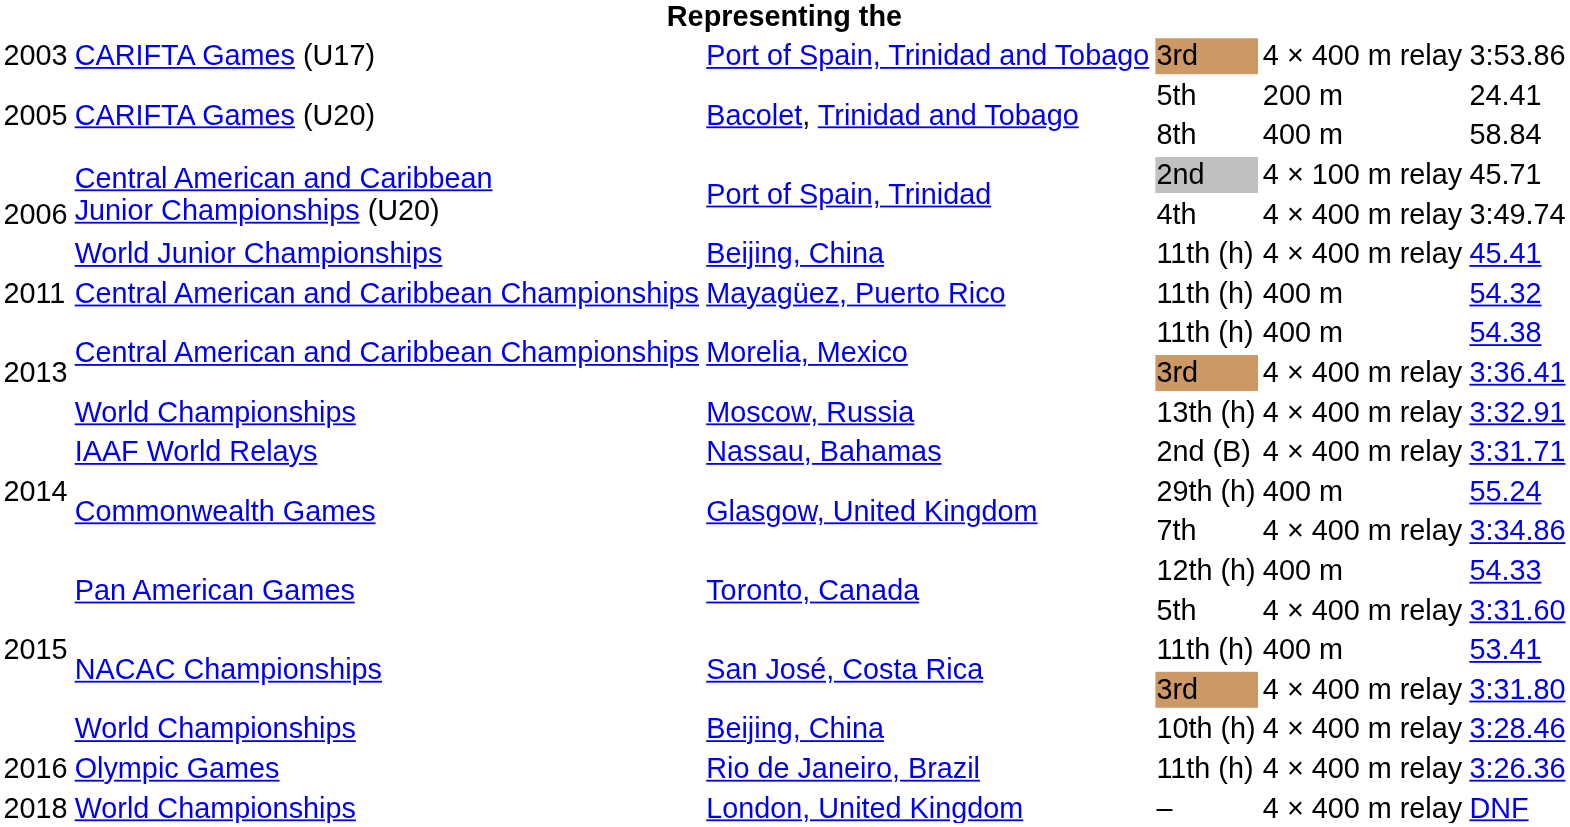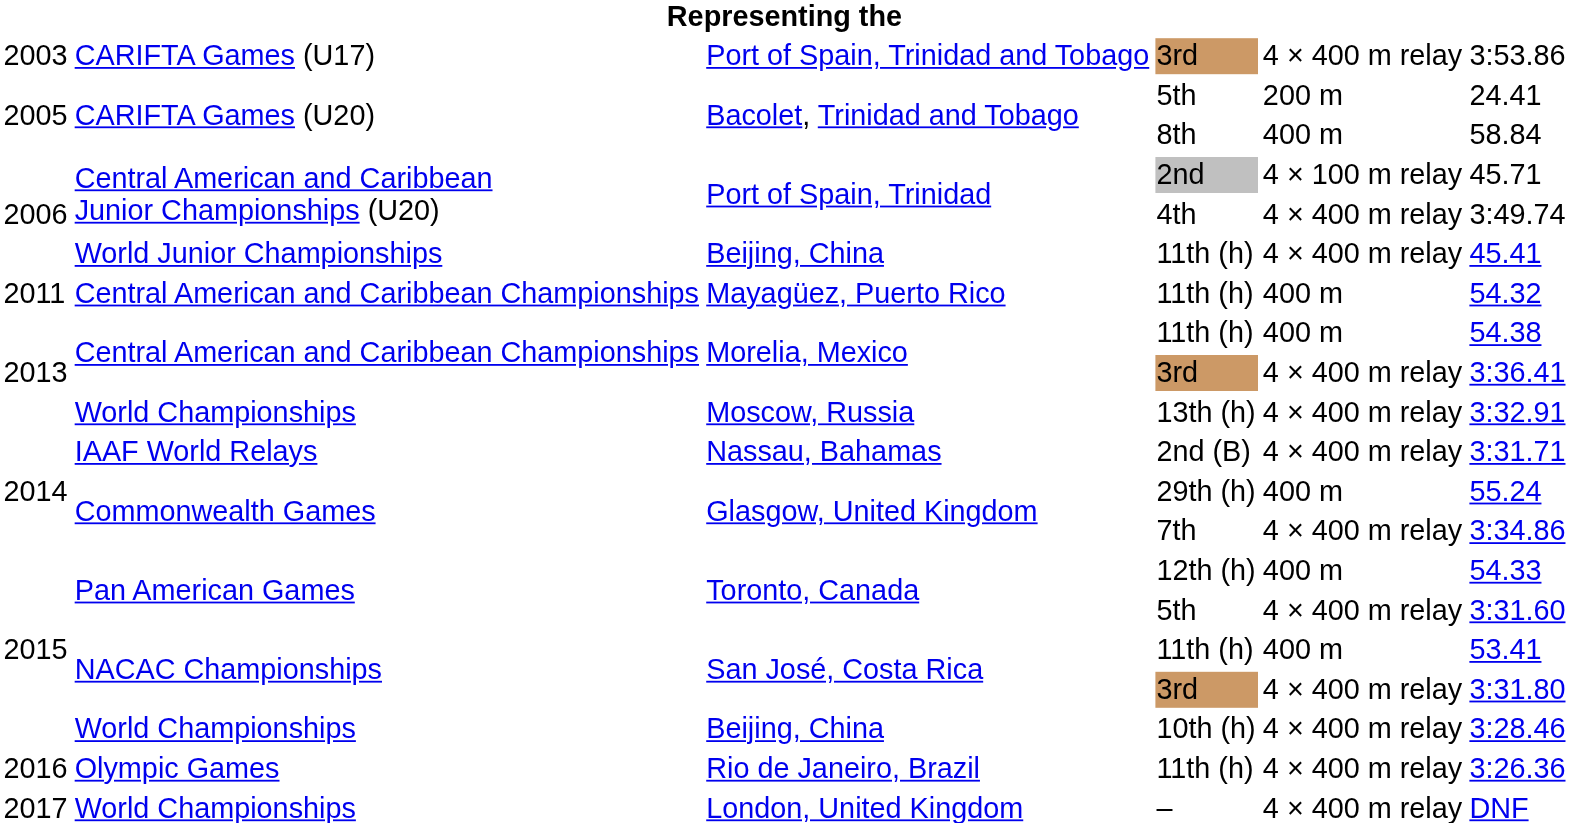(35, 808) 2018 -> (35, 808) 2017
